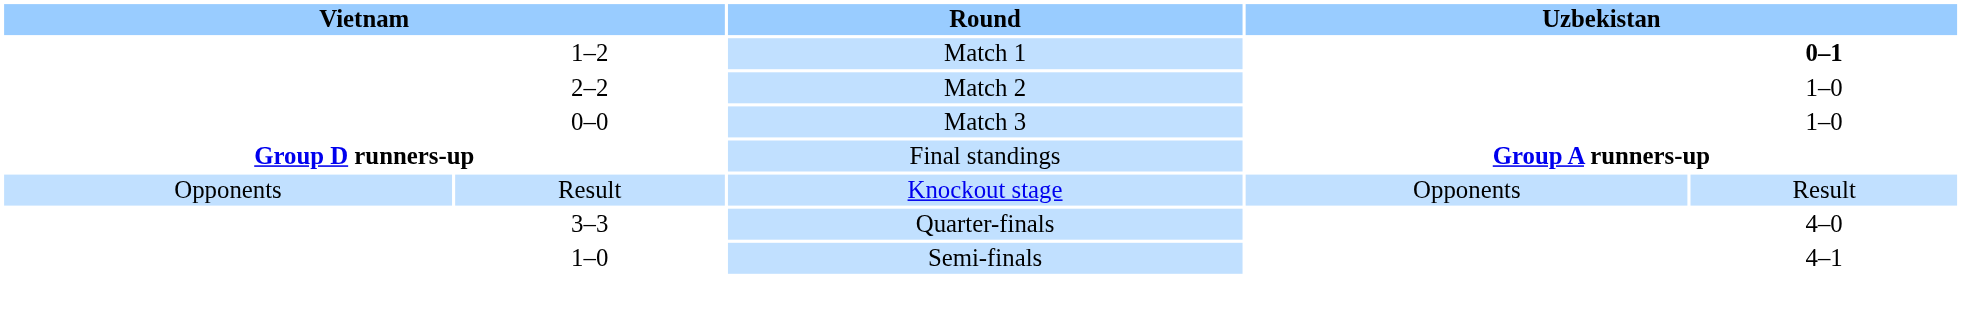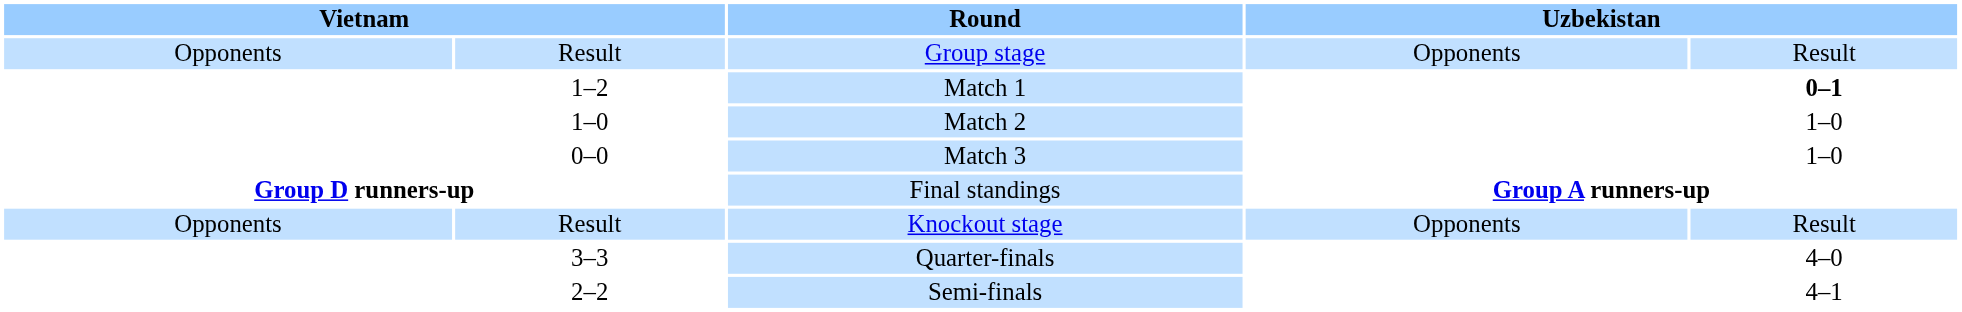+ row: (985, 53)
(590, 87) 2–2 -> (590, 121) 1–0
(590, 258) 1–0 -> (590, 292) 2–2
